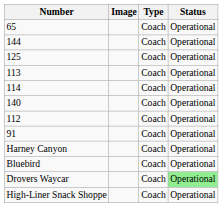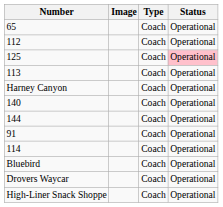rows swapped: (14, 118) <-> (14, 42)
(193, 57) no background -> (193, 57) pink background
rows swapped: (14, 88) <-> (37, 149)
(193, 179) lightgreen background -> (193, 179) no background
